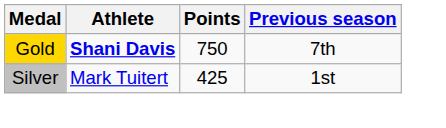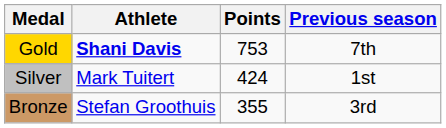(212, 48) 750 -> (252, 48) 753
(212, 78) 425 -> (252, 78) 424
+ row: (38, 107)
